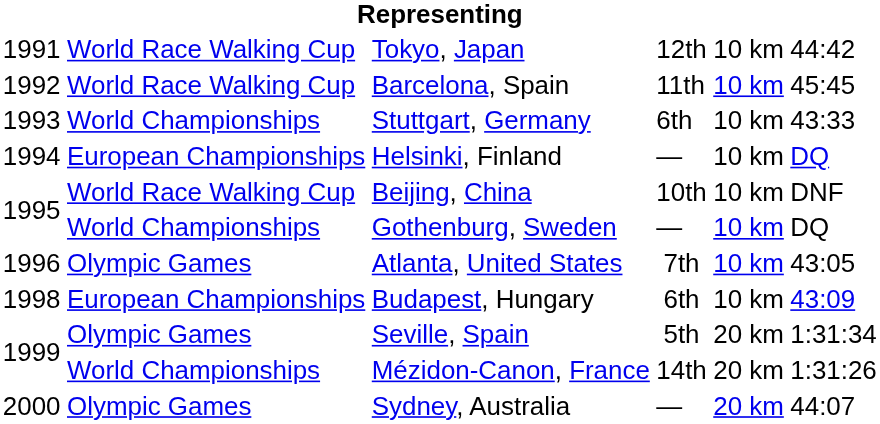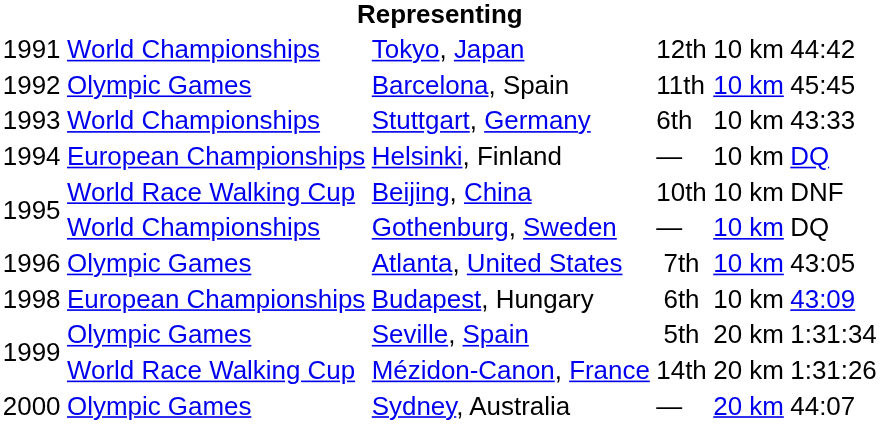(211, 49) World Race Walking Cup -> (194, 49) World Championships
(211, 85) World Race Walking Cup -> (159, 85) Olympic Games
(194, 370) World Championships -> (211, 370) World Race Walking Cup
